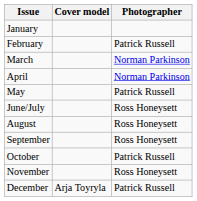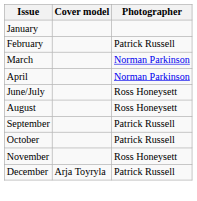- row: (16, 92)
(146, 140) Ross Honeysett -> (144, 124) Patrick Russell
